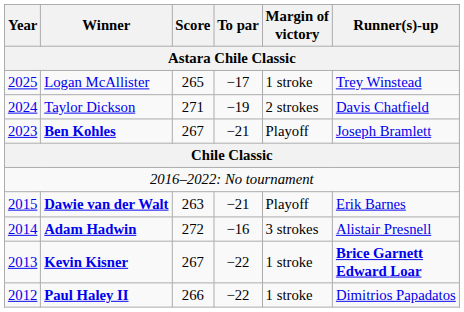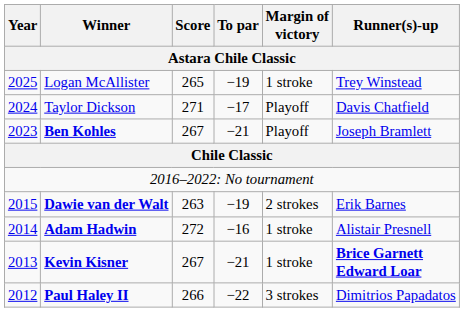(238, 82) −17 -> (238, 82) −19
(238, 107) −19 -> (238, 107) −17
(292, 107) 2 strokes -> (287, 107) Playoff
(238, 204) −21 -> (238, 204) −19
(287, 204) Playoff -> (292, 204) 2 strokes
(292, 228) 3 strokes -> (289, 228) 1 stroke
(238, 261) −22 -> (238, 261) −21
(289, 294) 1 stroke -> (292, 294) 3 strokes
